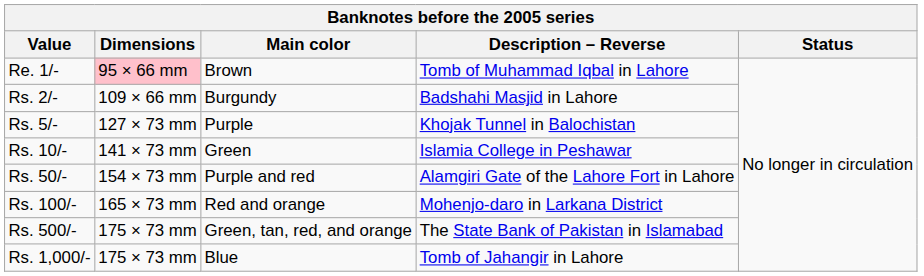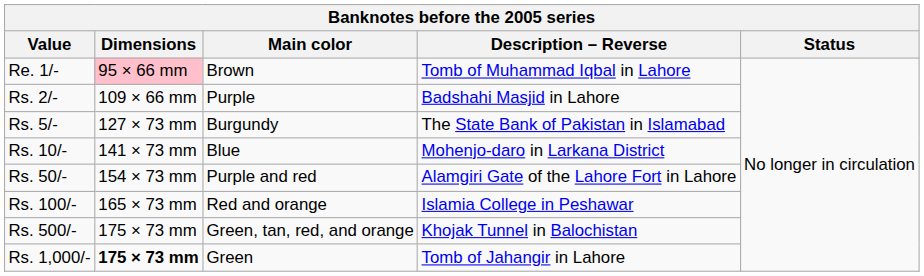(241, 97) Burgundy -> (231, 97) Purple
(229, 124) Purple -> (242, 124) Burgundy
(528, 124) Khojak Tunnel in Balochistan -> (573, 124) The State Bank of Pakistan in Islamabad
(228, 151) Green -> (223, 151) Blue
(526, 151) Islamia College in Peshawar -> (543, 151) Mohenjo-daro in Larkana District
(541, 204) Mohenjo-daro in Larkana District -> (528, 204) Islamia College in Peshawar
(571, 230) The State Bank of Pakistan in Islamabad -> (529, 230) Khojak Tunnel in Balochistan
(148, 257) normal -> (149, 257) bold
(221, 257) Blue -> (230, 257) Green
